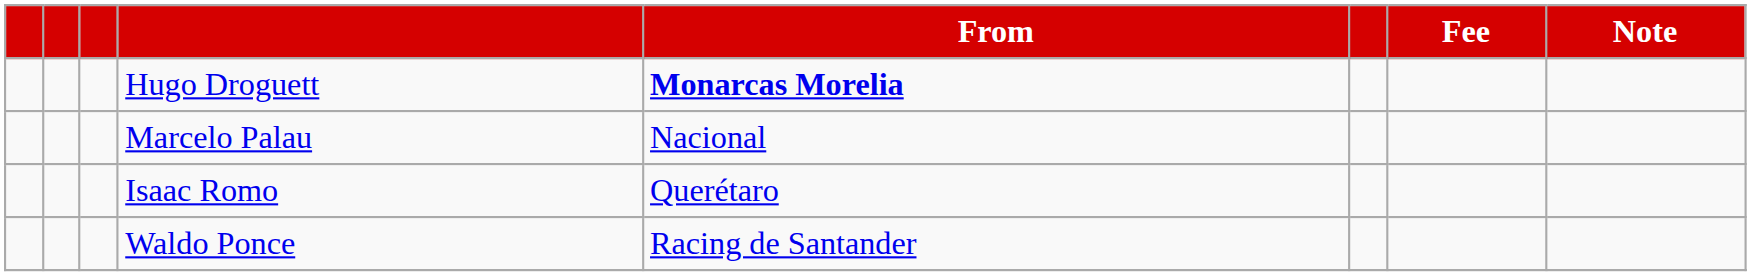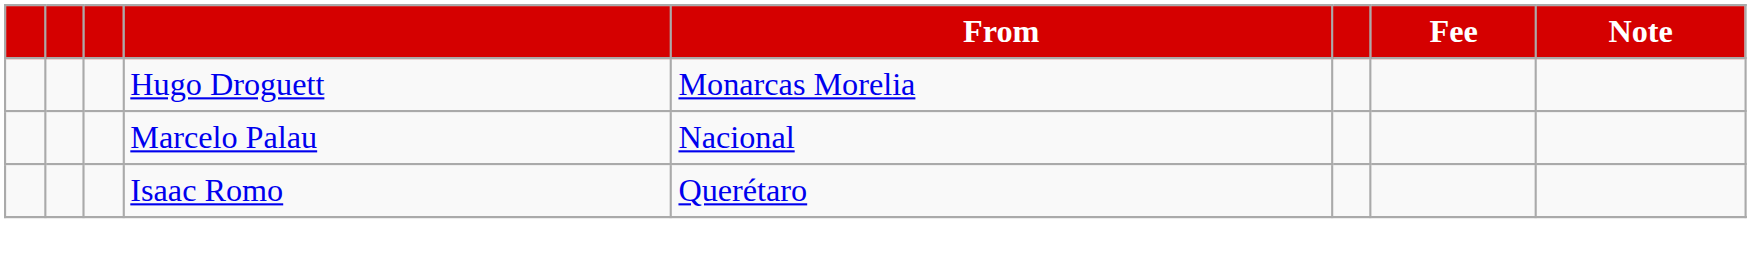(777, 84) bold -> (797, 84) normal
- row: (210, 243)
